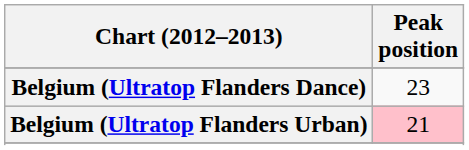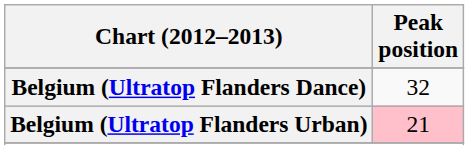(418, 86) 23 -> (418, 86) 32
